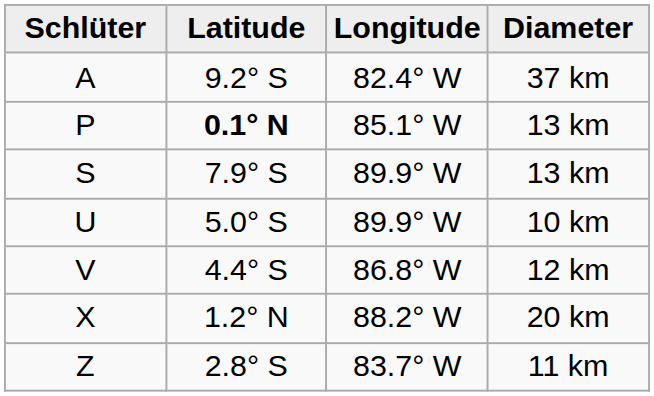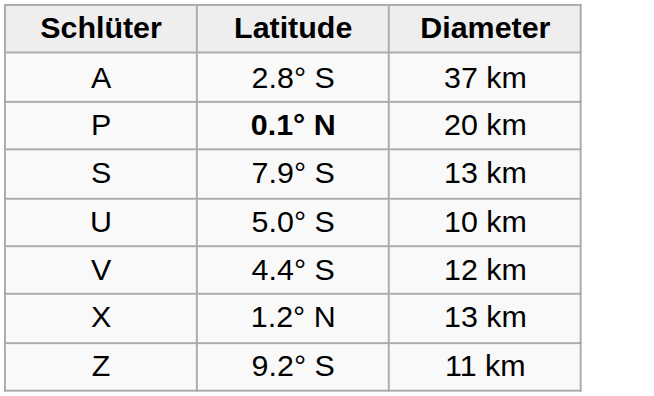- column: (407, 28)
(246, 76) 9.2° S -> (293, 76) 2.8° S
(568, 125) 13 km -> (485, 125) 20 km
(568, 317) 20 km -> (485, 317) 13 km
(246, 366) 2.8° S -> (293, 366) 9.2° S
